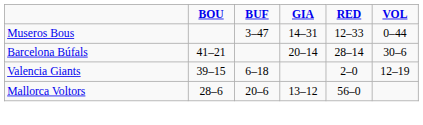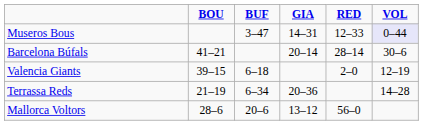(395, 33) no background -> (395, 33) lavender background
+ row: (40, 91)
